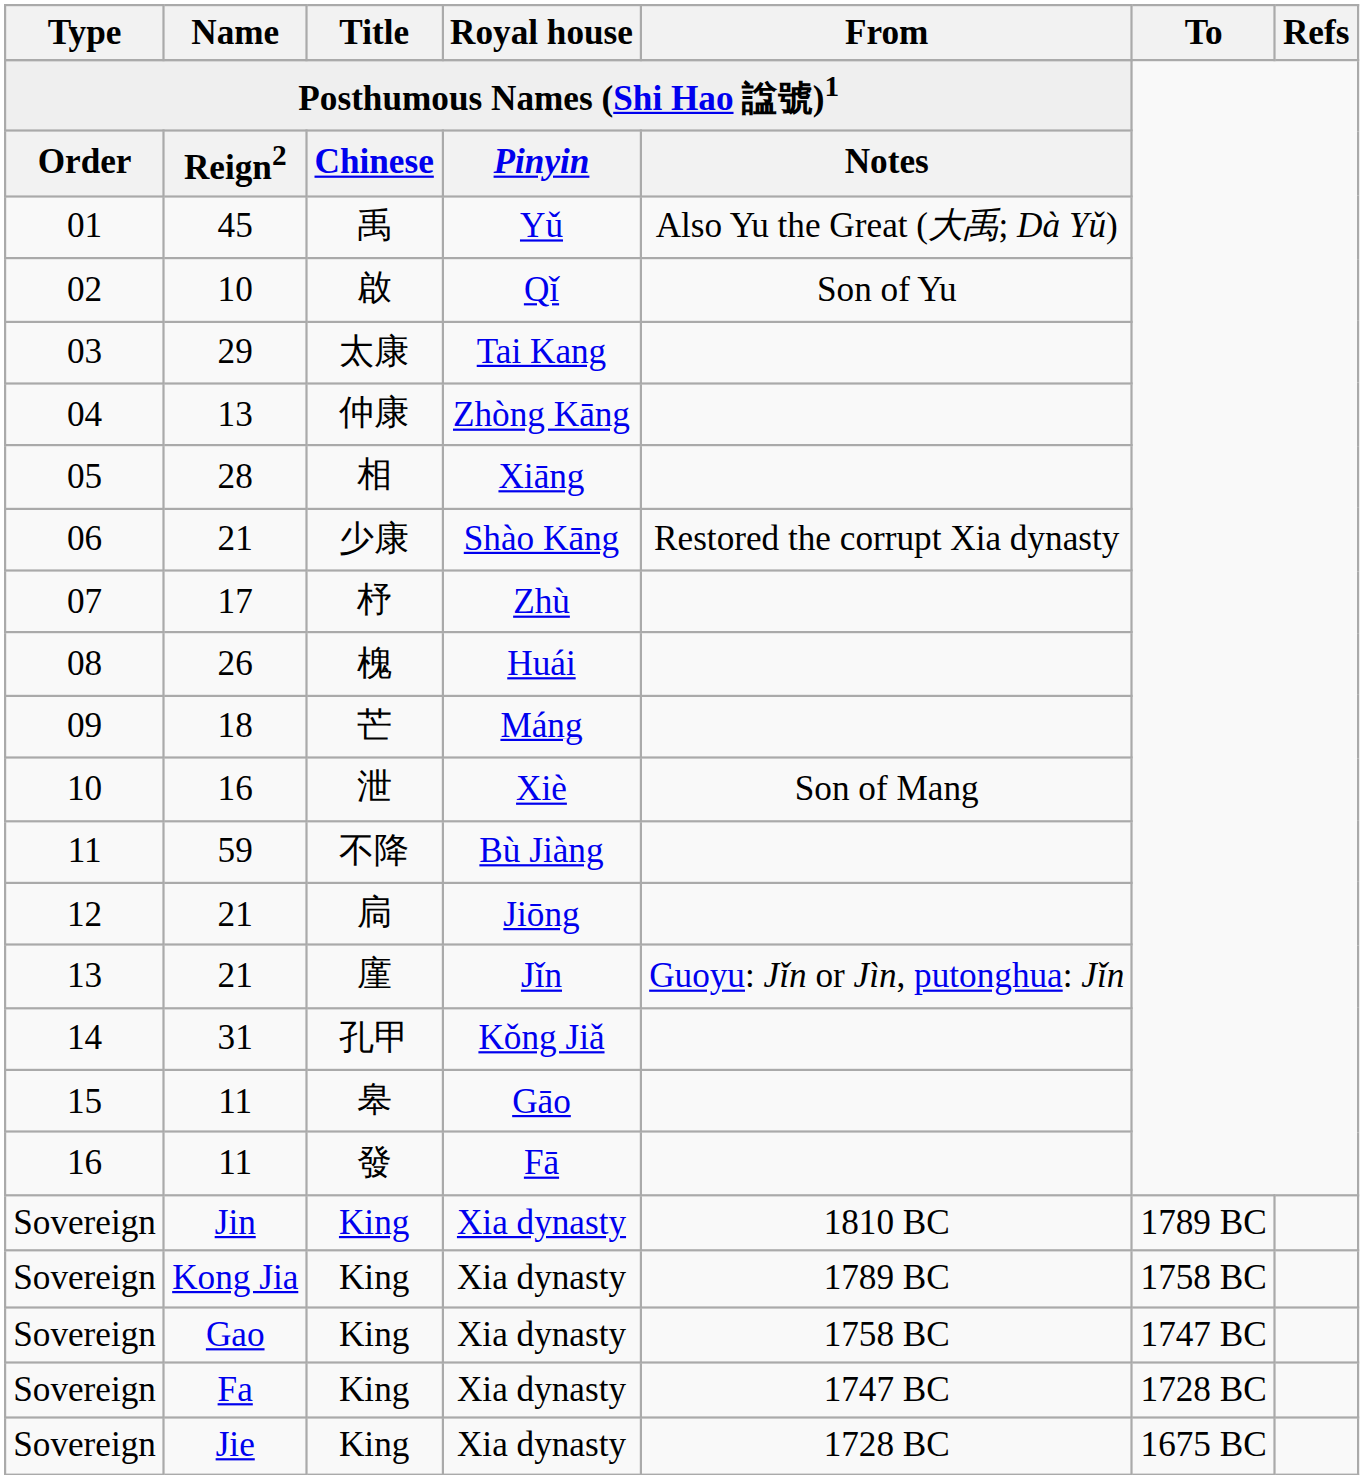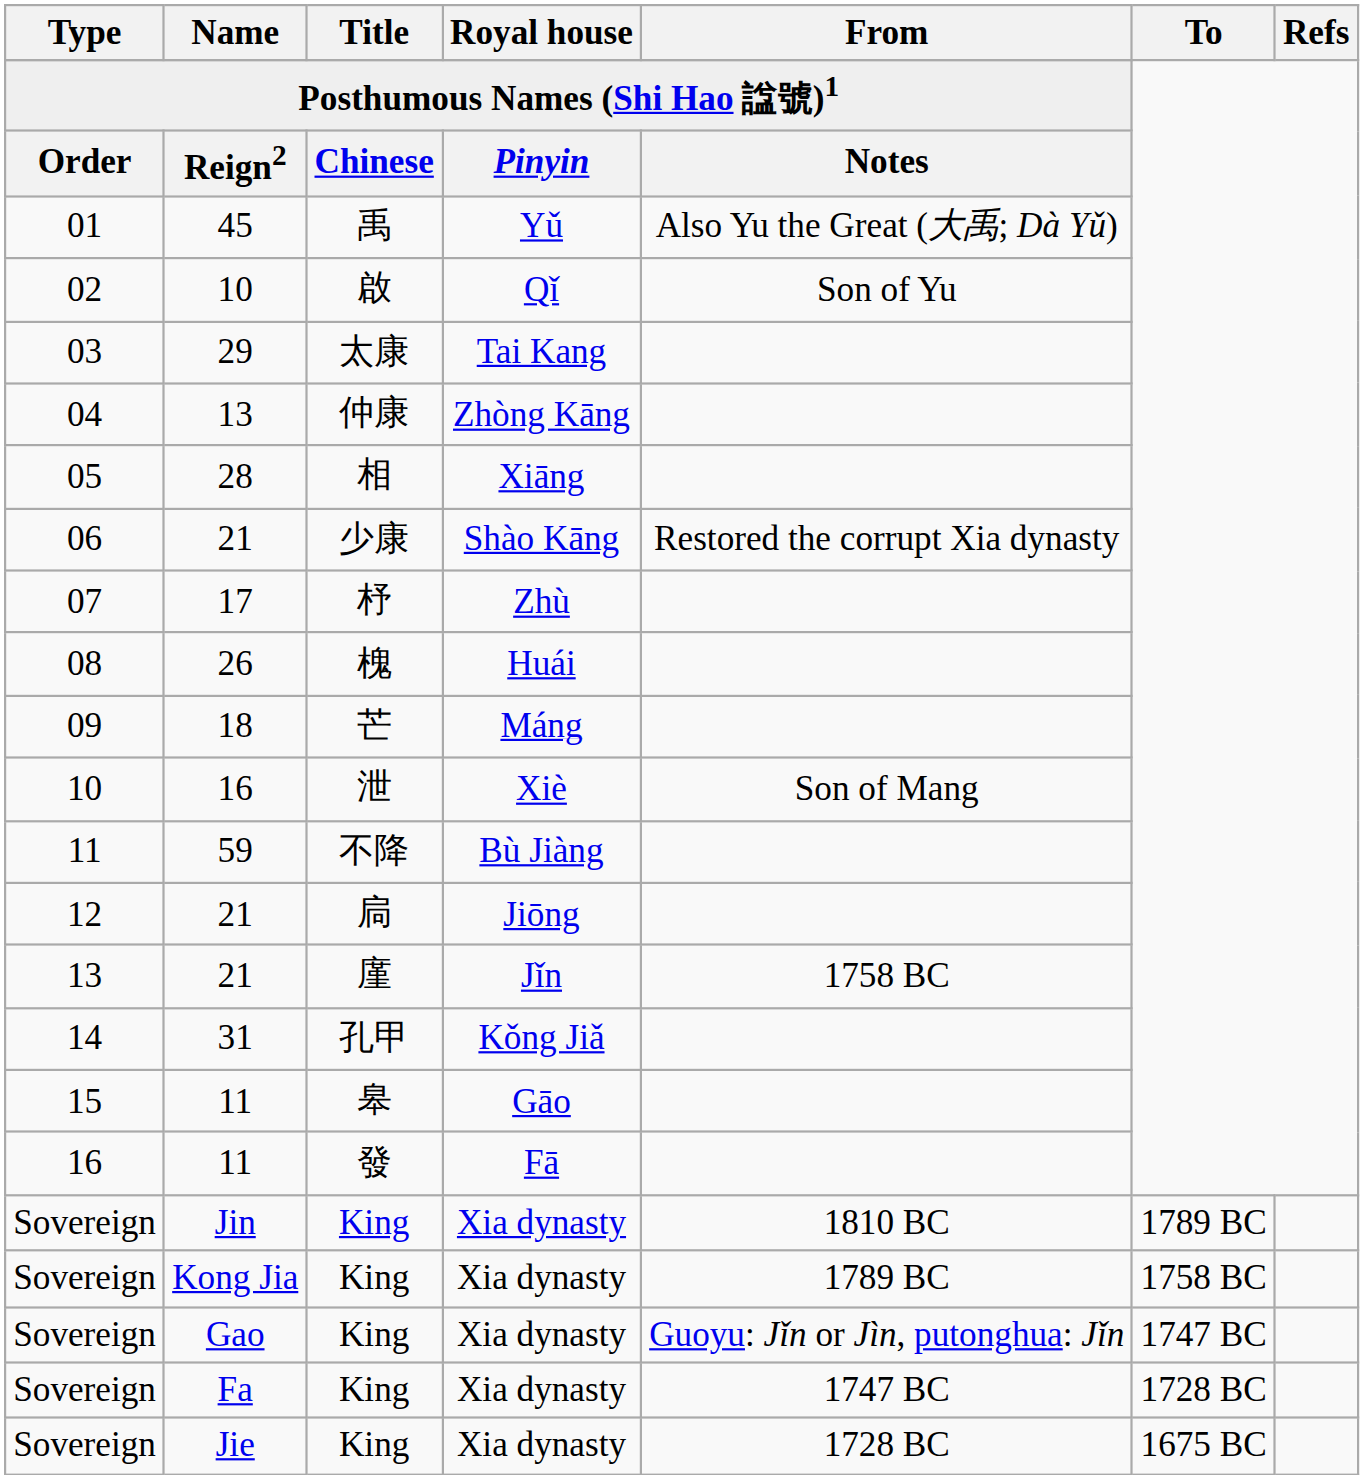(887, 975) Guoyu: Jǐn or Jìn, putonghua: Jǐn -> (887, 975) 1758 BC
(887, 1333) 1758 BC -> (887, 1333) Guoyu: Jǐn or Jìn, putonghua: Jǐn
